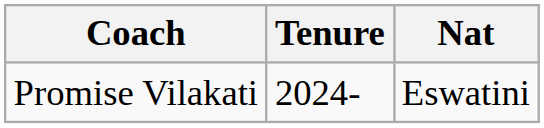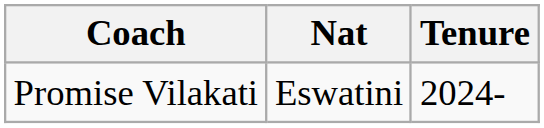columns swapped: (466, 33) <-> (330, 33)
